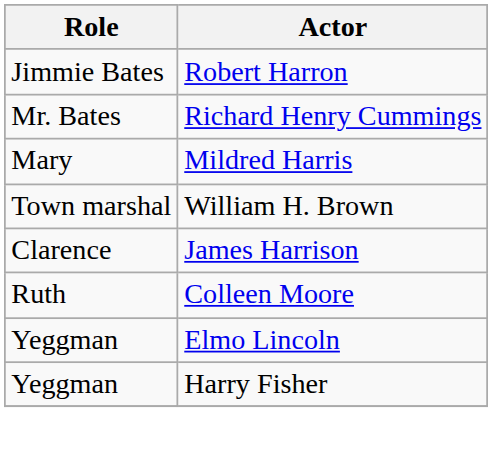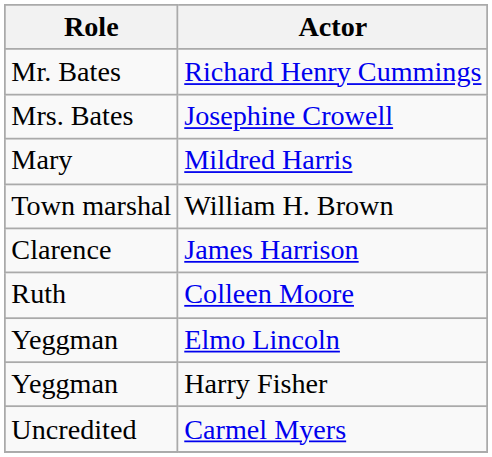- row: (266, 71)
+ row: (289, 116)
+ row: (265, 428)
